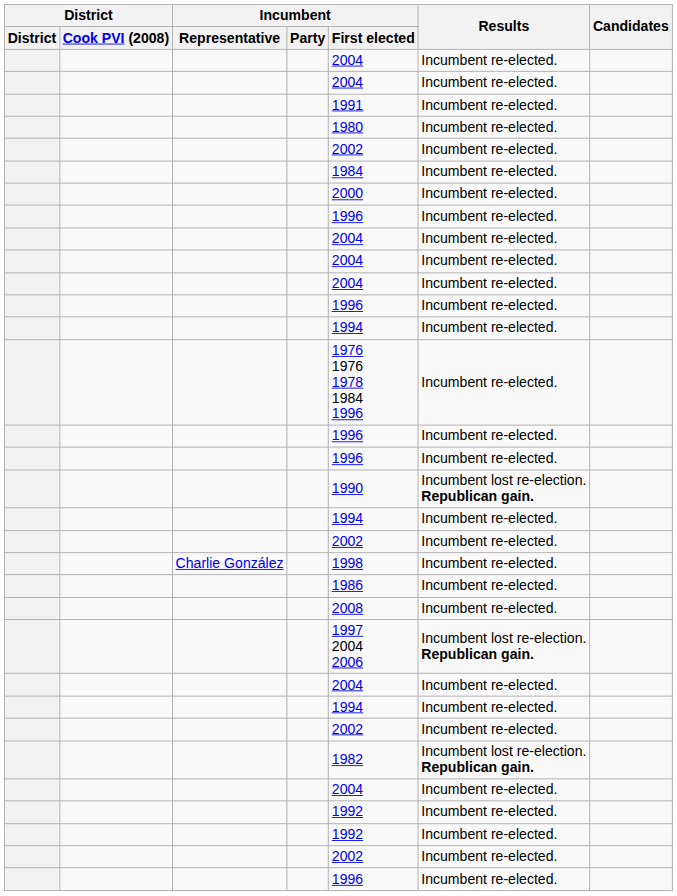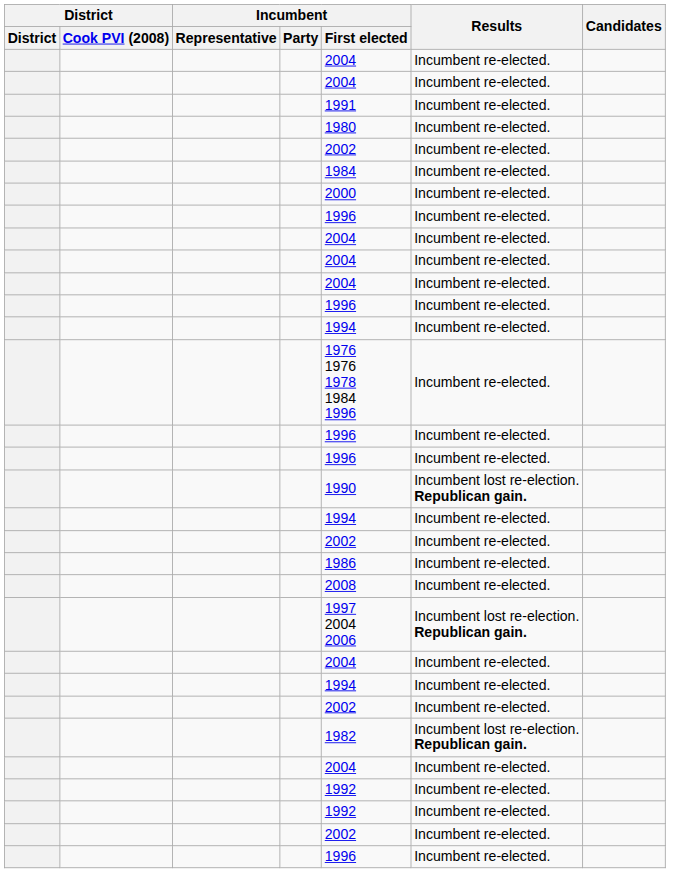- row: (32, 564)
